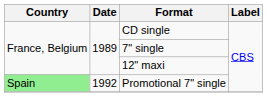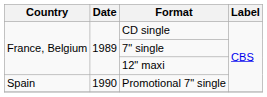(21, 83) lightgreen background -> (21, 83) no background
(105, 83) 1992 -> (105, 83) 1990
